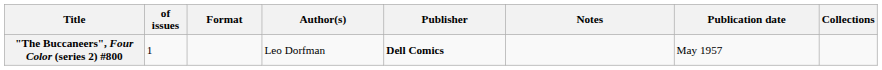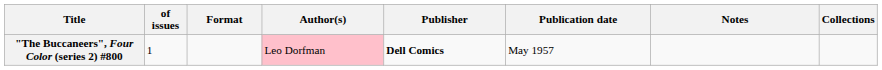columns swapped: (747, 19) <-> (590, 19)
(295, 50) no background -> (295, 50) pink background
